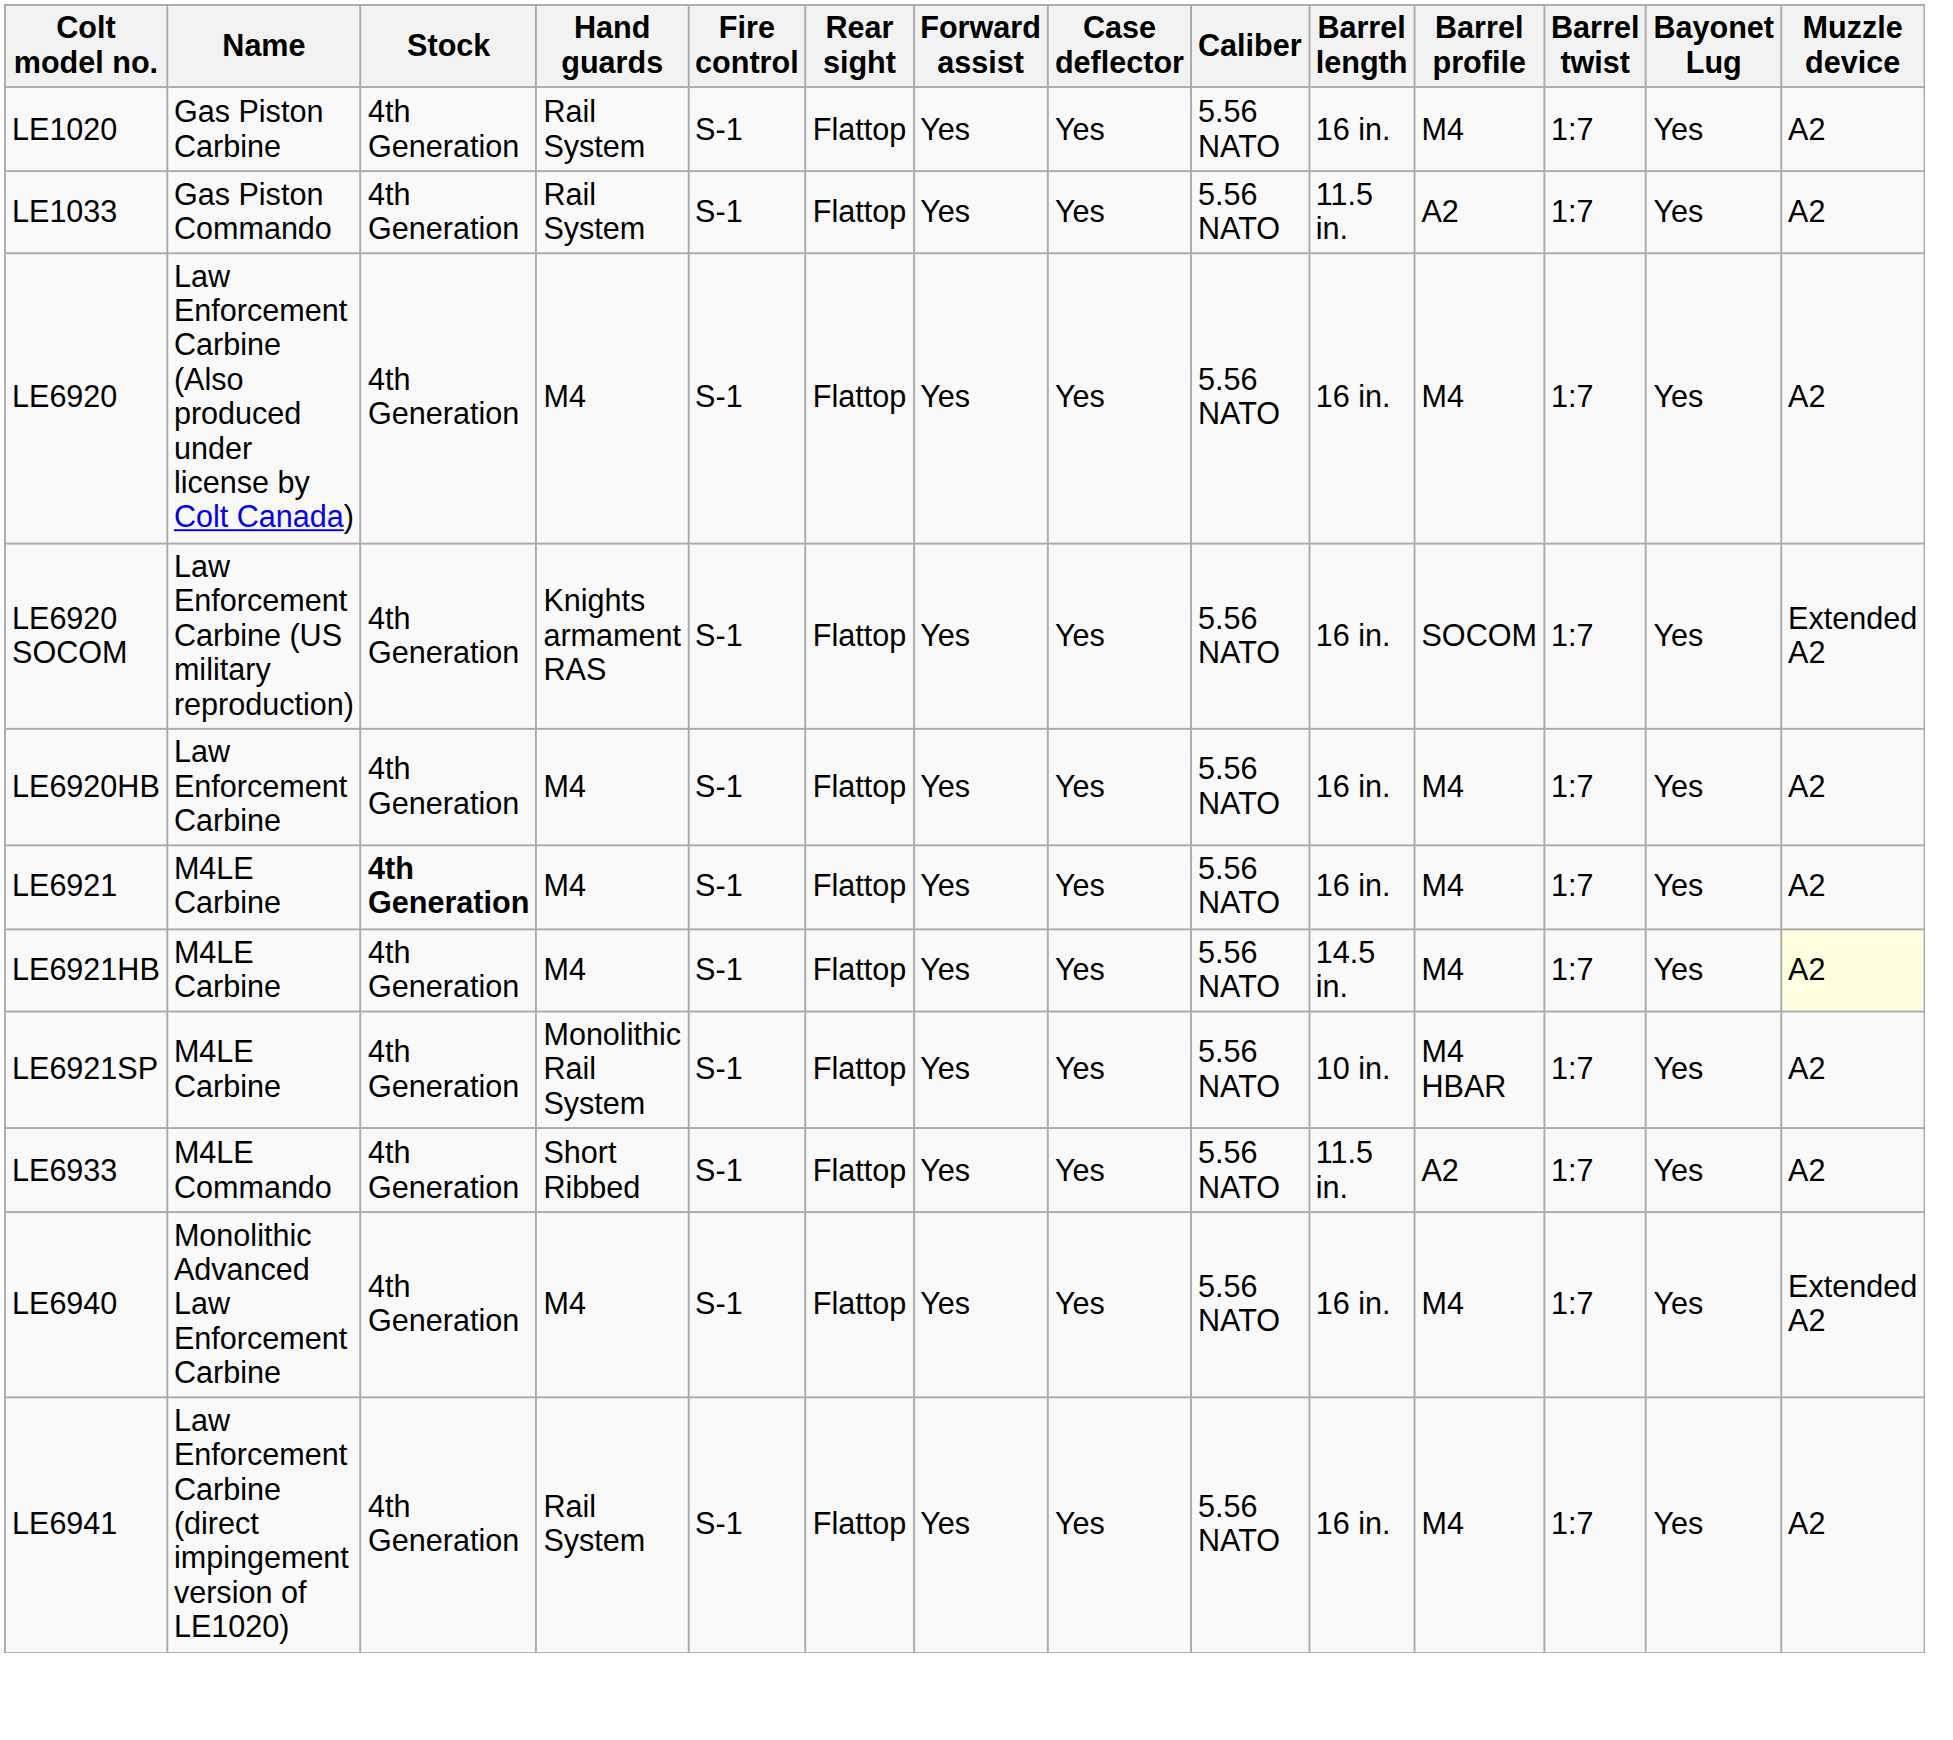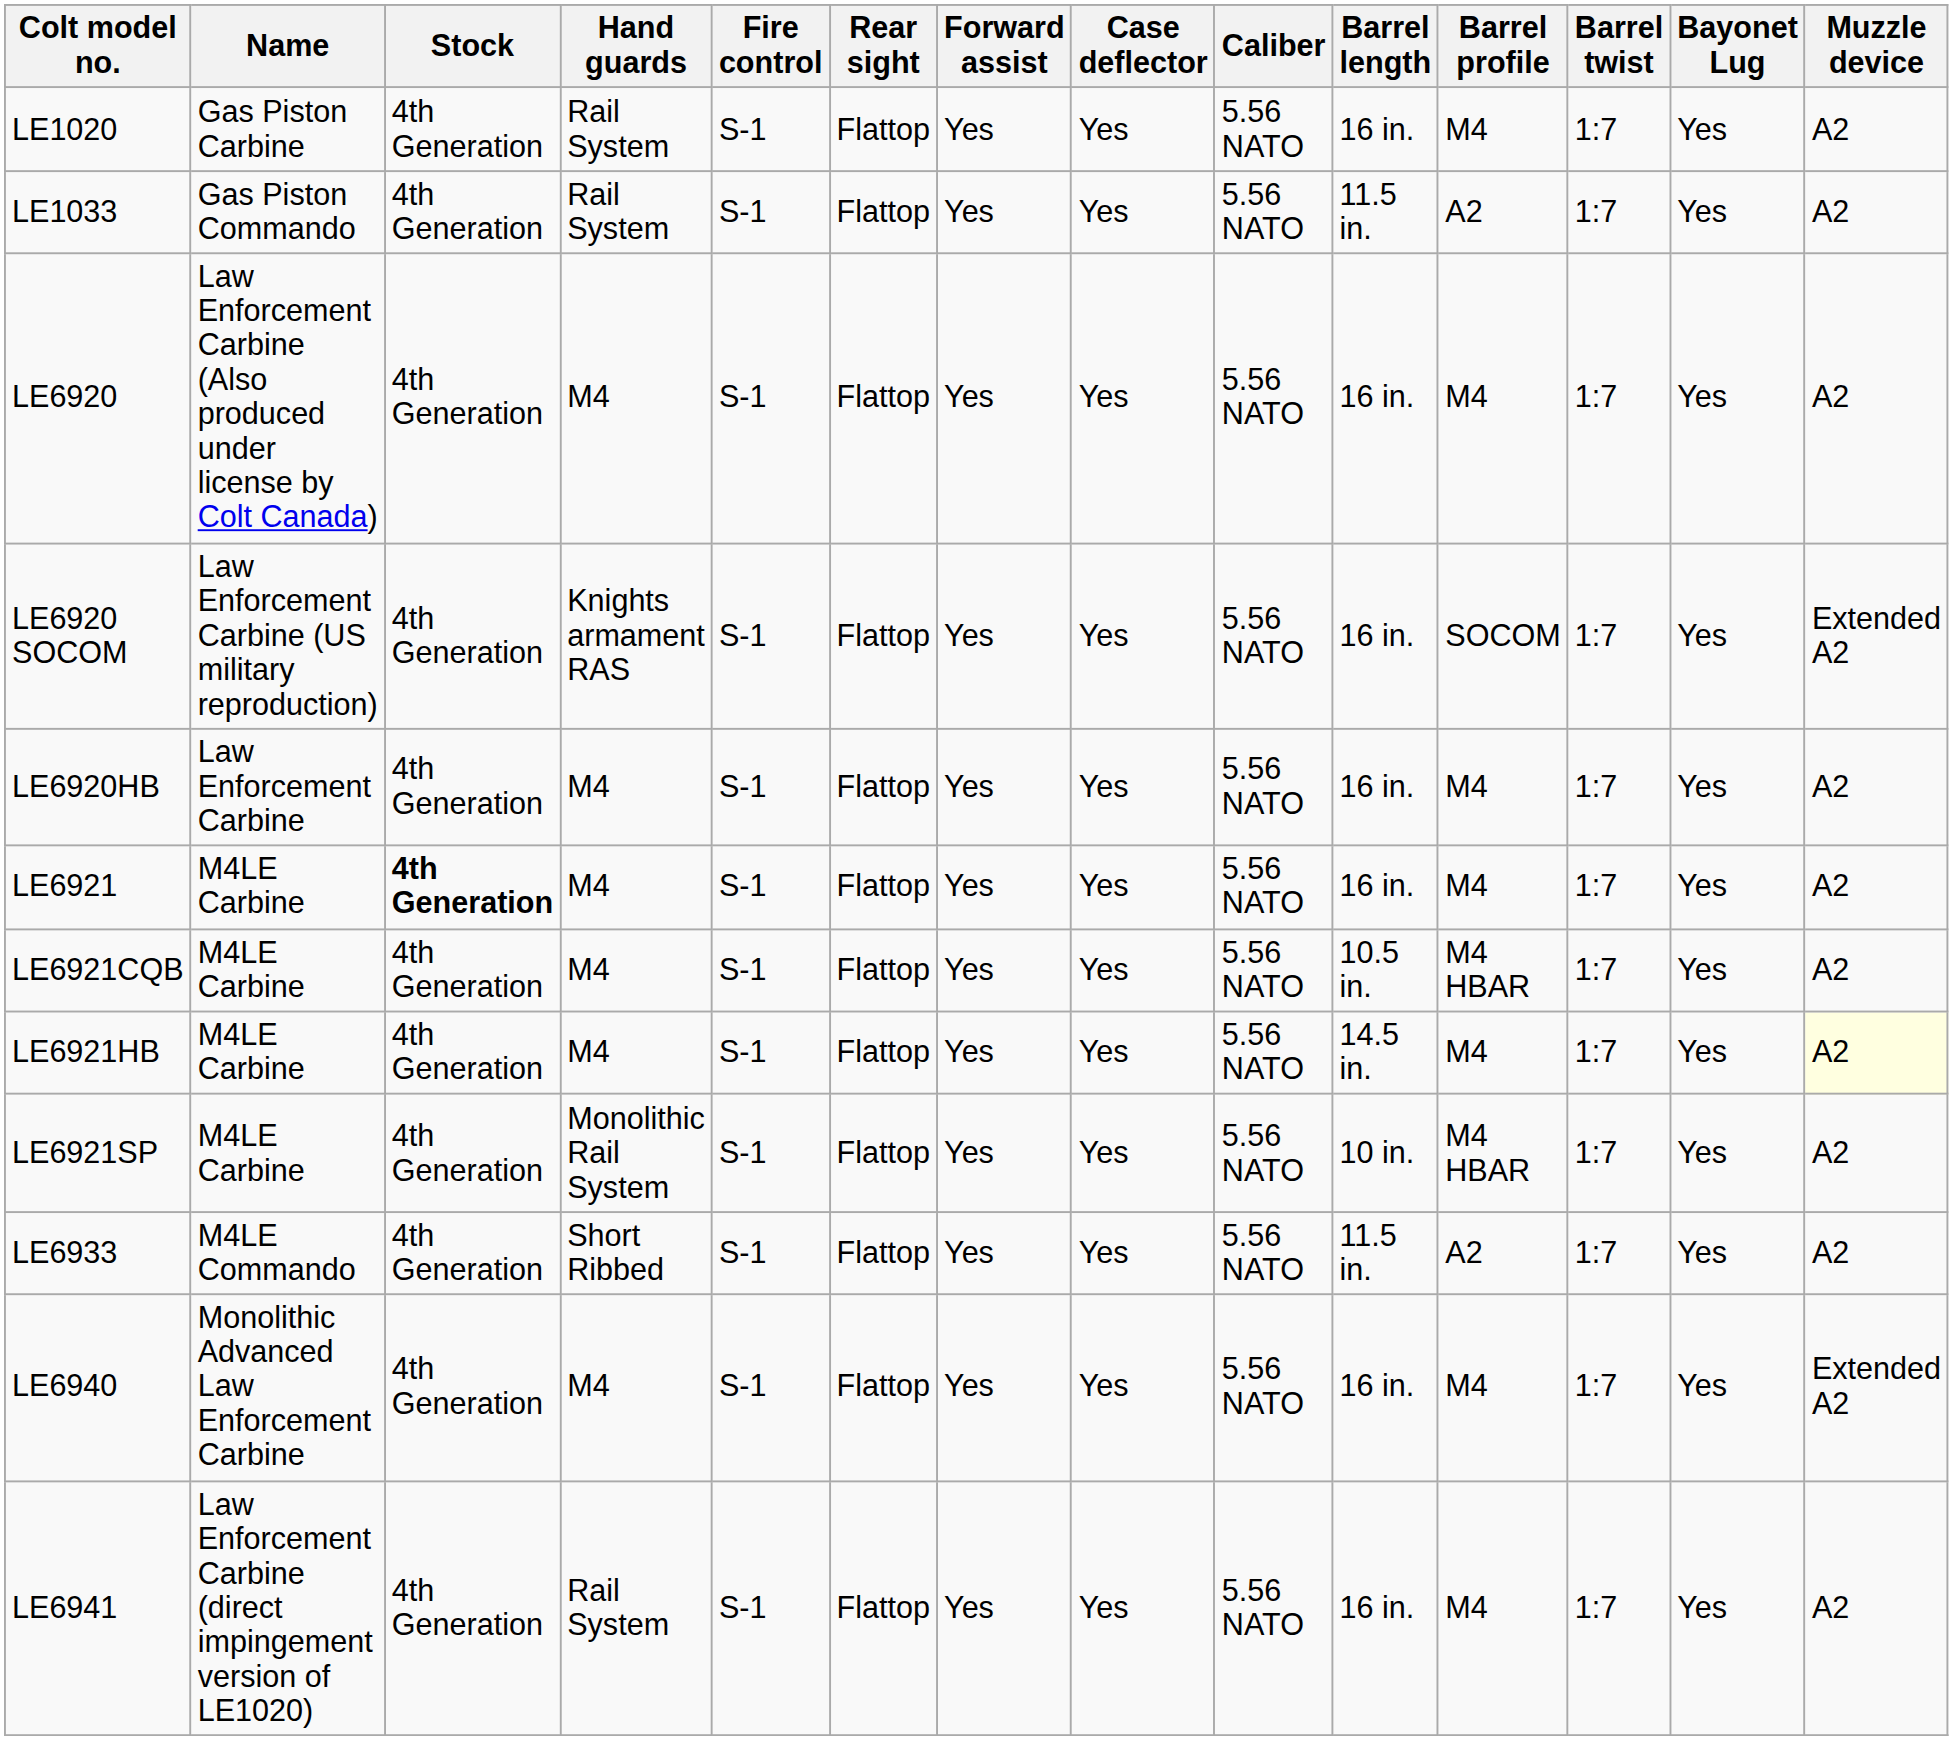+ row: (98, 969)
